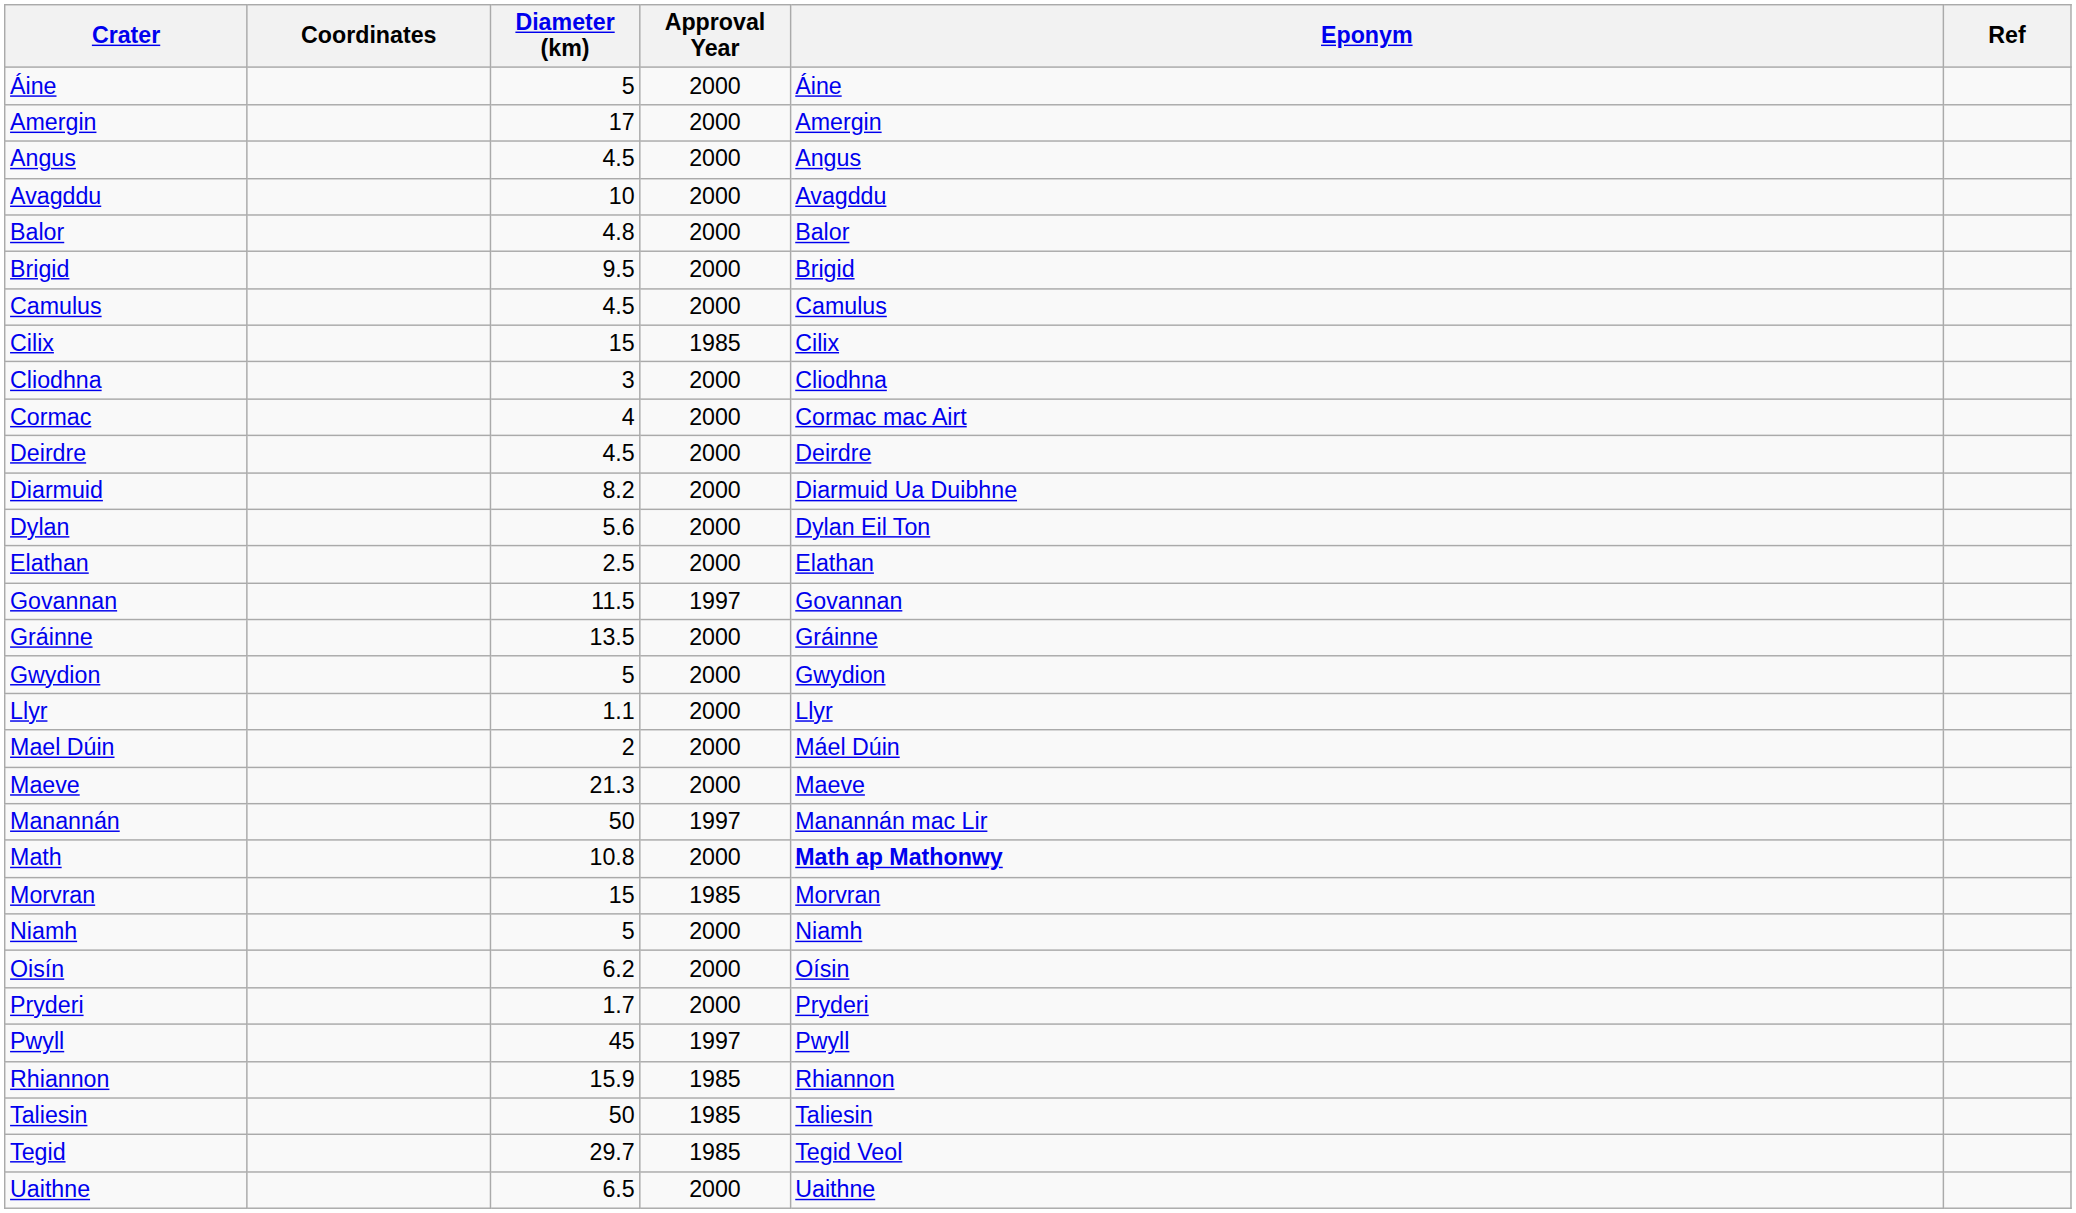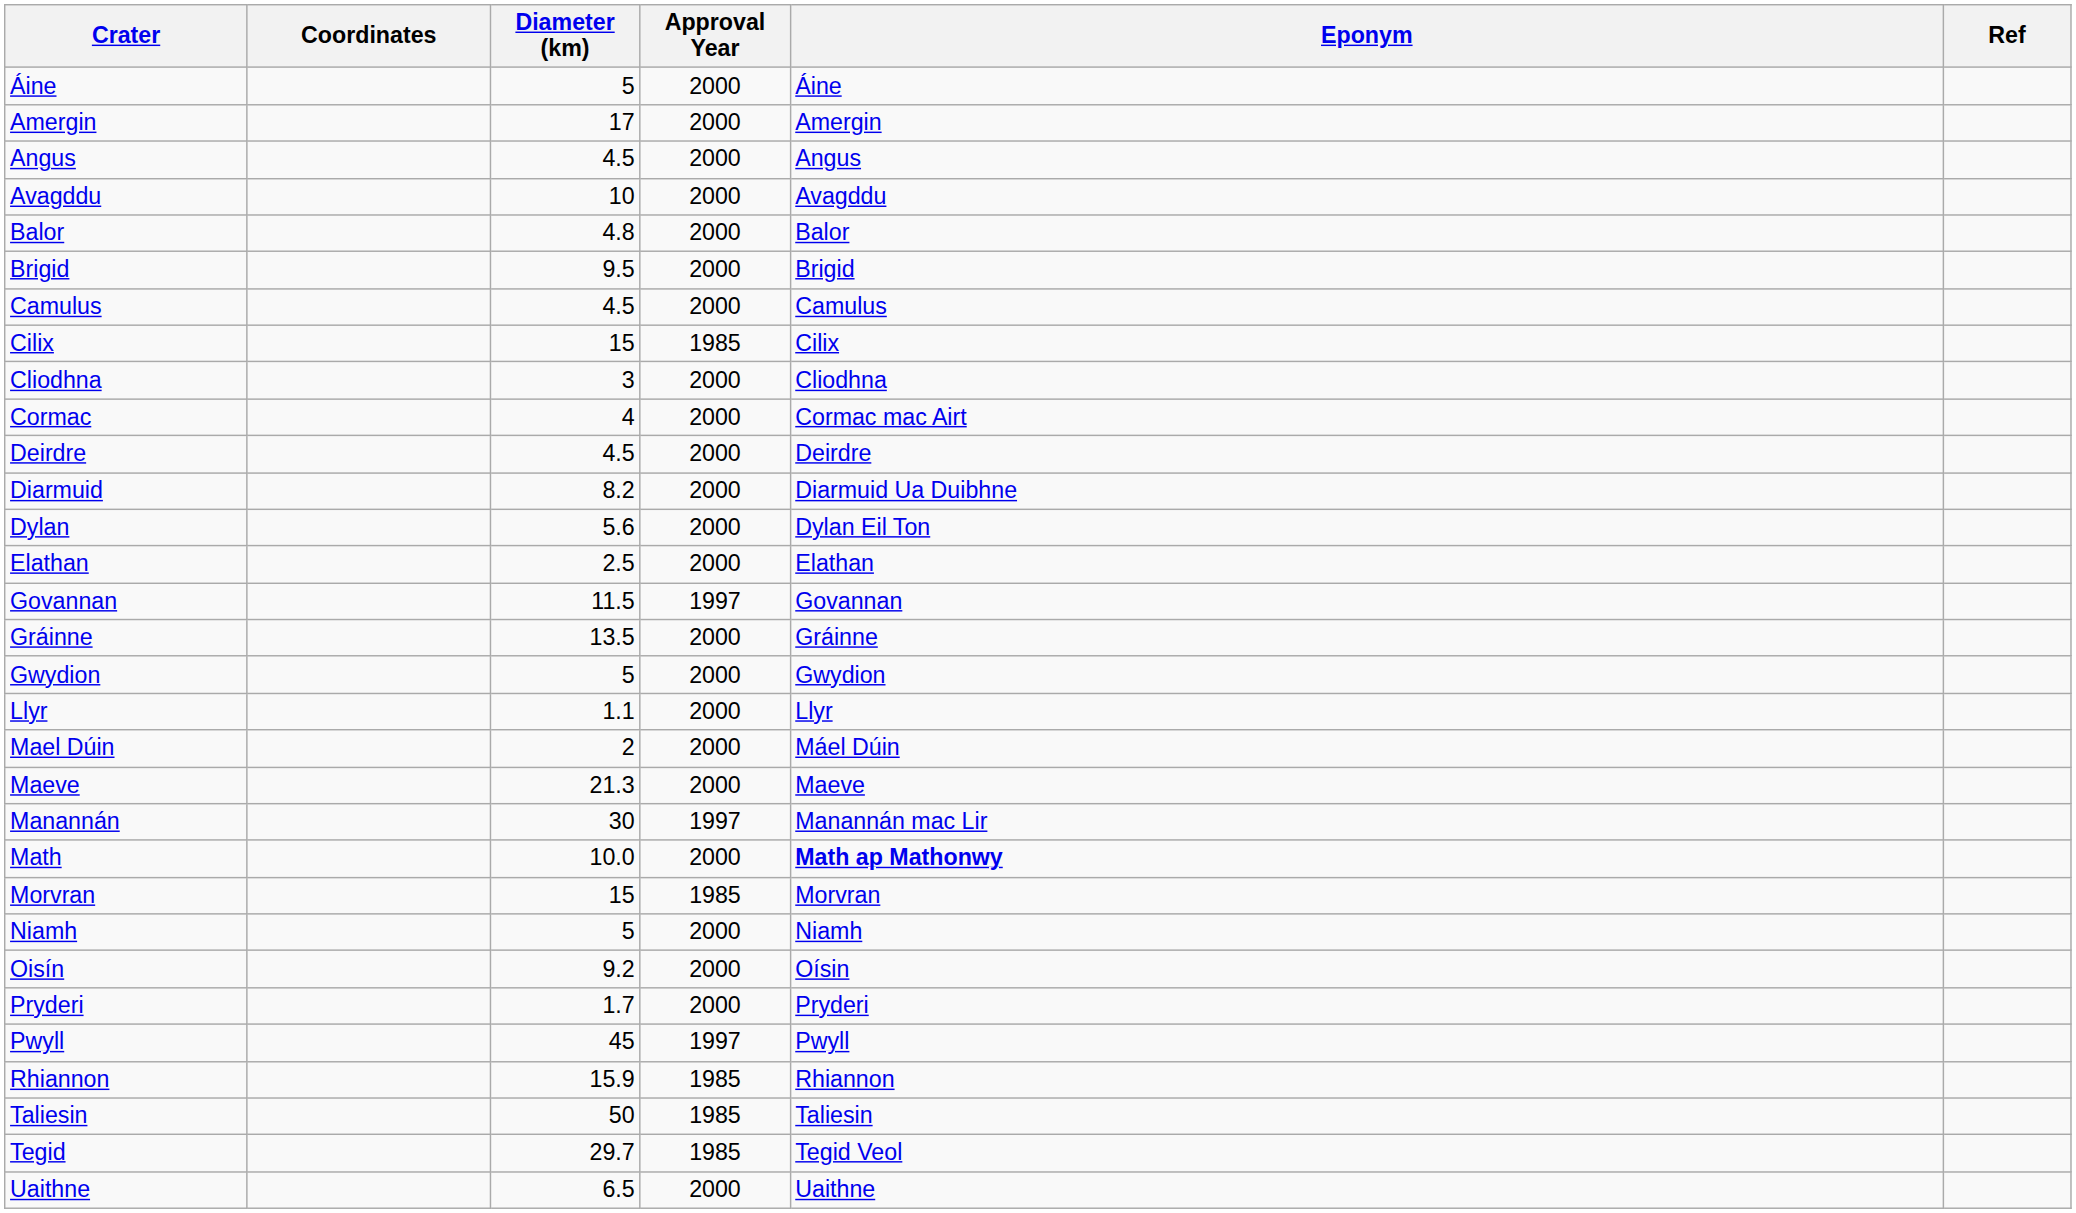(622, 821) 50 -> (622, 821) 30
(612, 858) 10.8 -> (612, 858) 10.0
(619, 968) 6.2 -> (619, 968) 9.2
